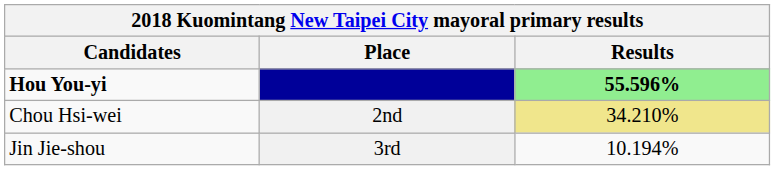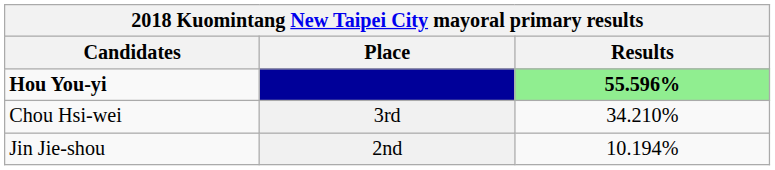(387, 116) 2nd -> (387, 116) 3rd
(642, 116) khaki background -> (642, 116) no background
(387, 148) 3rd -> (387, 148) 2nd
